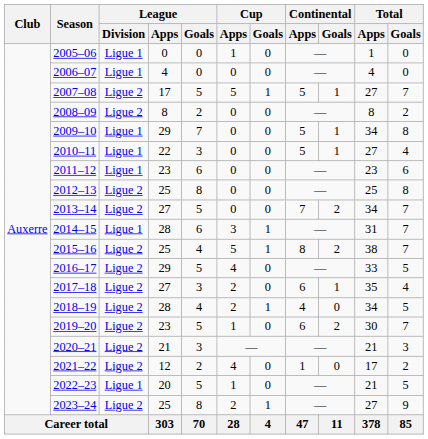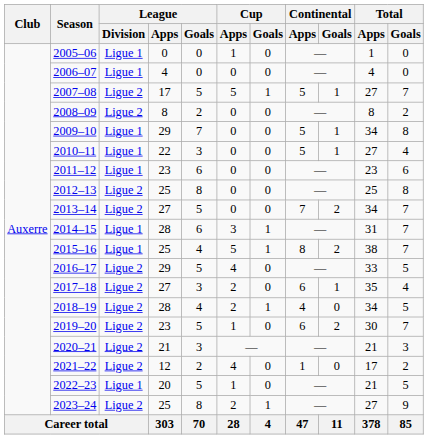(124, 248) Ligue 2 -> (124, 248) Ligue 1
